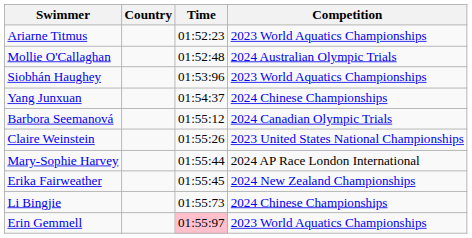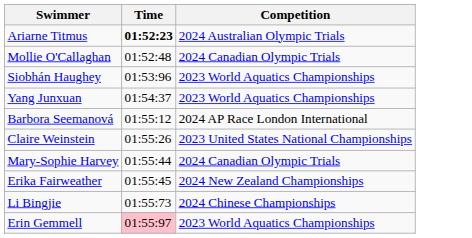- column: (148, 14)
(201, 35) normal -> (149, 35) bold
(329, 35) 2023 World Aquatics Championships -> (262, 35) 2024 Australian Olympic Trials
(314, 56) 2024 Australian Olympic Trials -> (259, 56) 2024 Canadian Olympic Trials
(309, 98) 2024 Chinese Championships -> (277, 98) 2023 World Aquatics Championships
(311, 118) 2024 Canadian Olympic Trials -> (273, 118) 2024 AP Race London International
(325, 160) 2024 AP Race London International -> (259, 160) 2024 Canadian Olympic Trials
